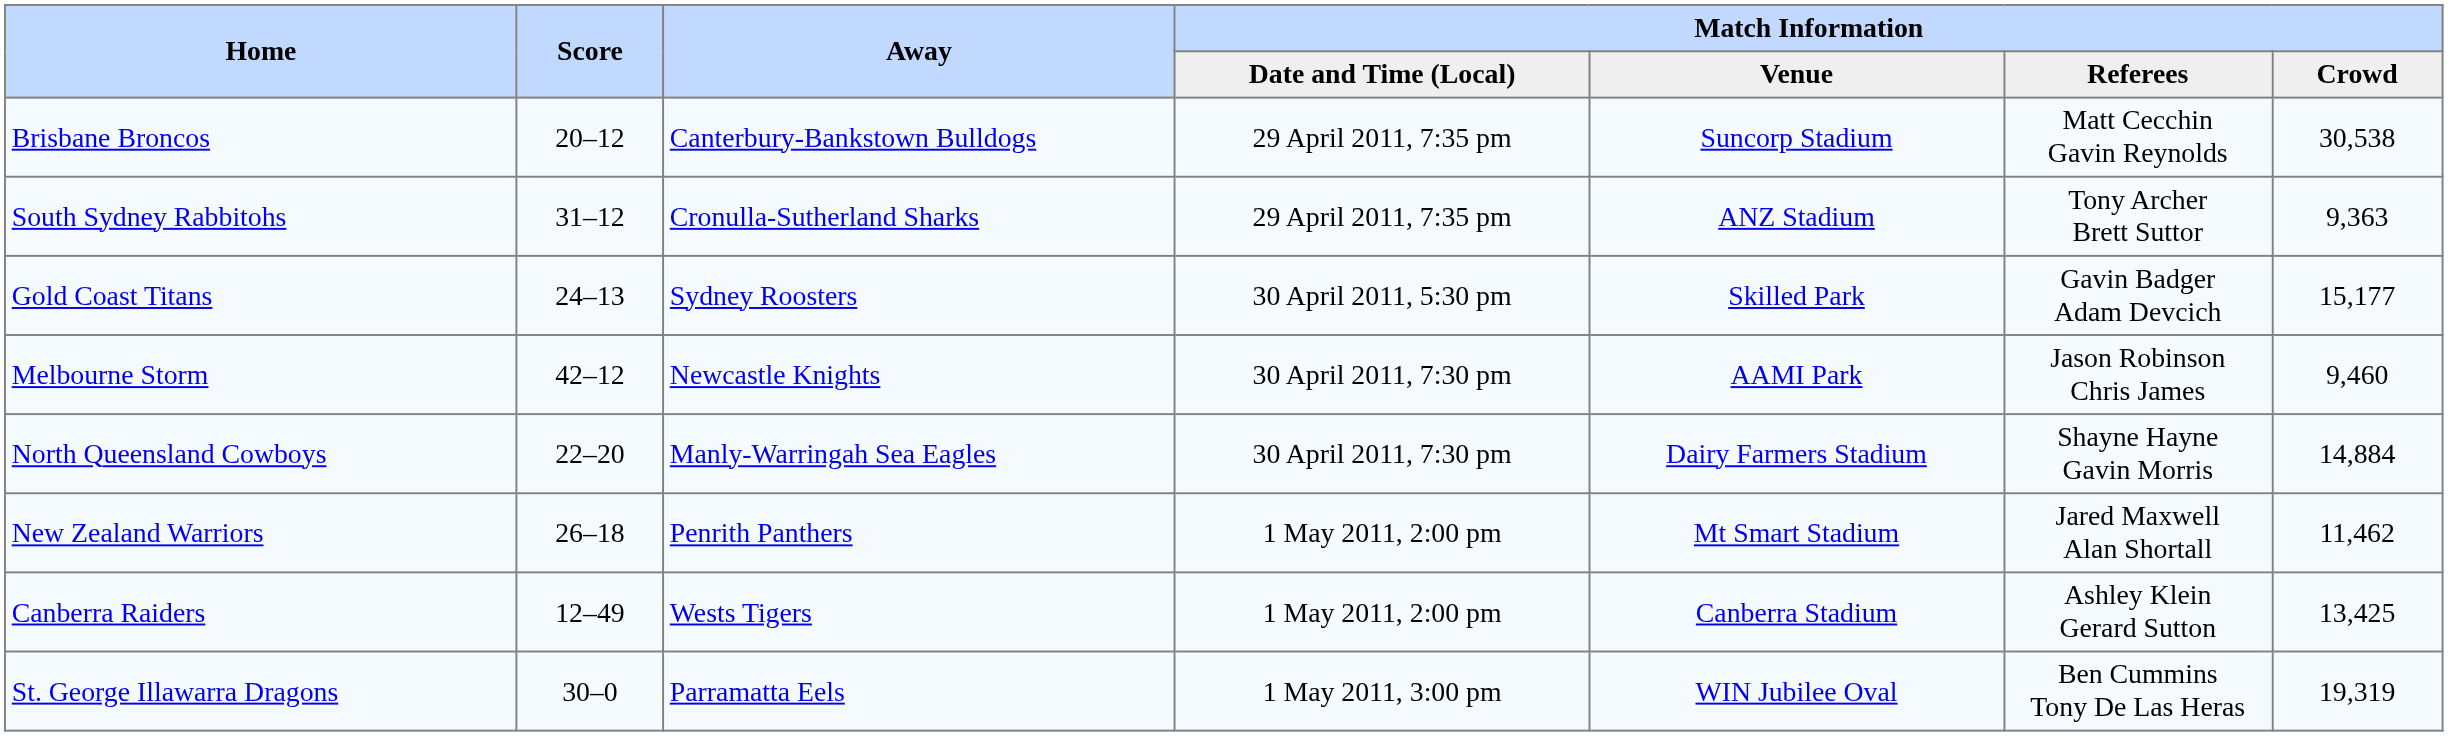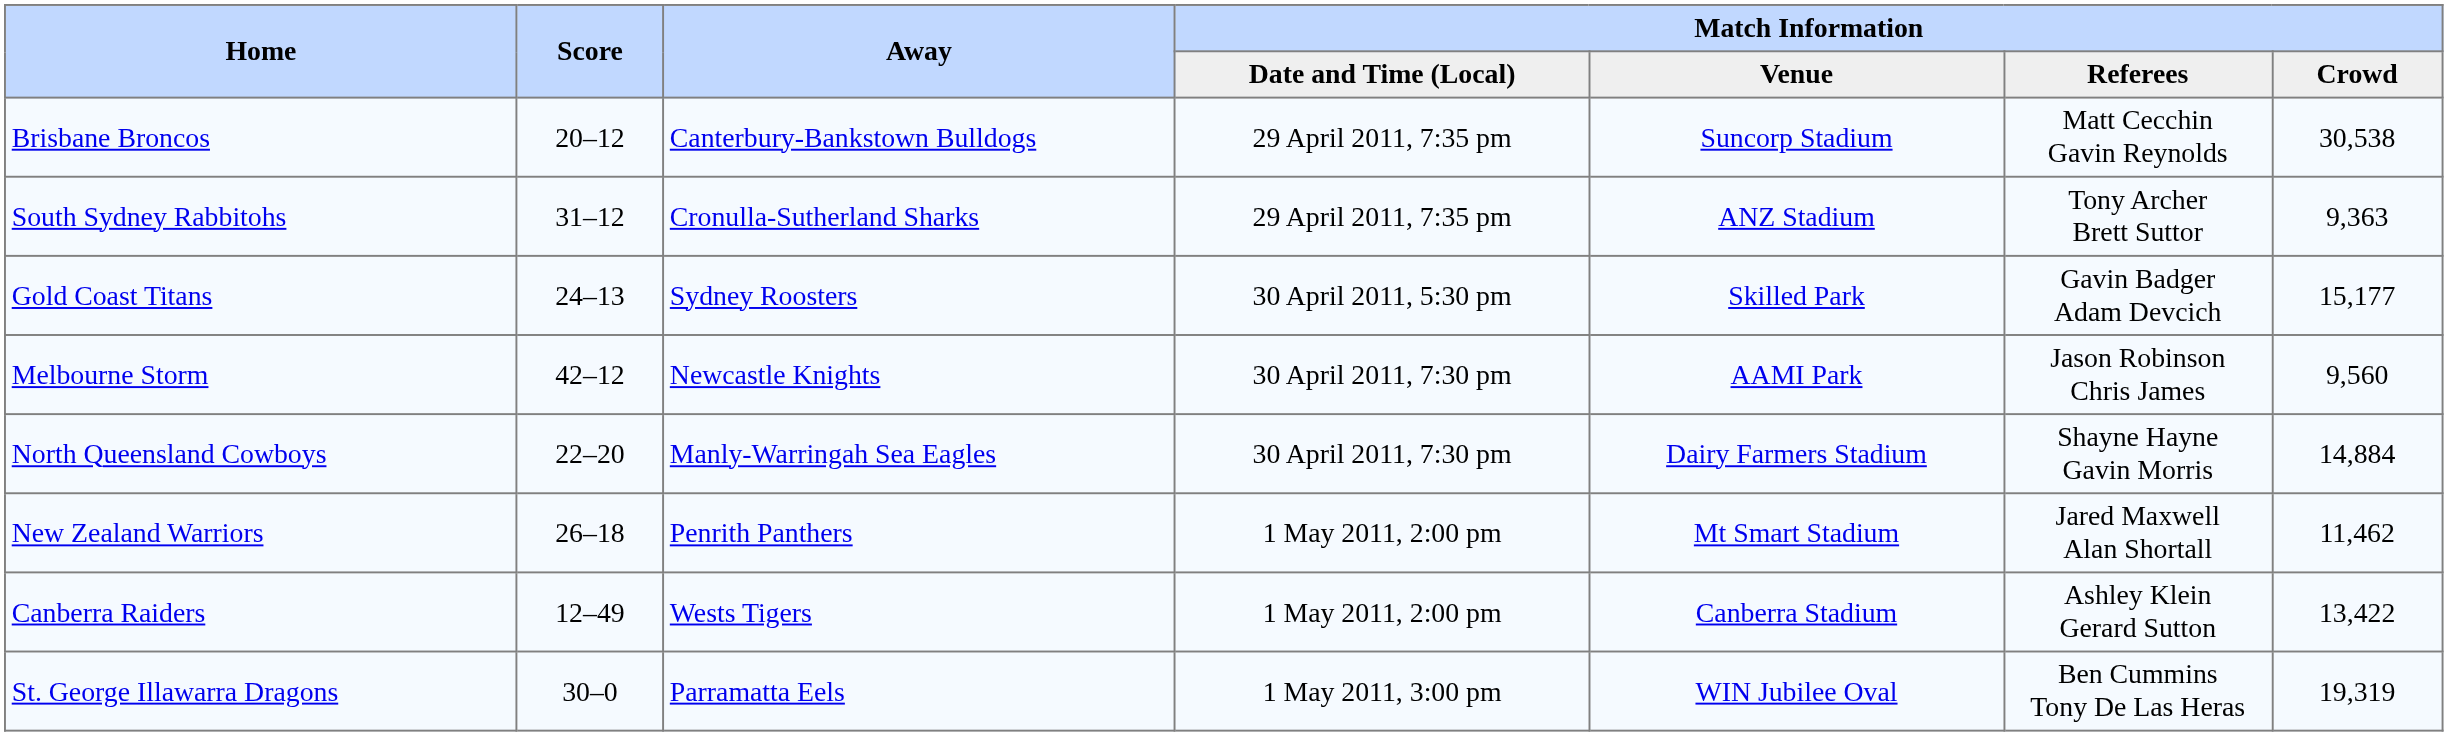(2357, 374) 9,460 -> (2357, 374) 9,560
(2357, 611) 13,425 -> (2357, 611) 13,422
